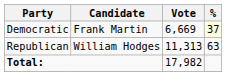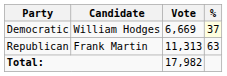(111, 30) Frank Martin -> (117, 30) William Hodges
(117, 46) William Hodges -> (111, 46) Frank Martin
